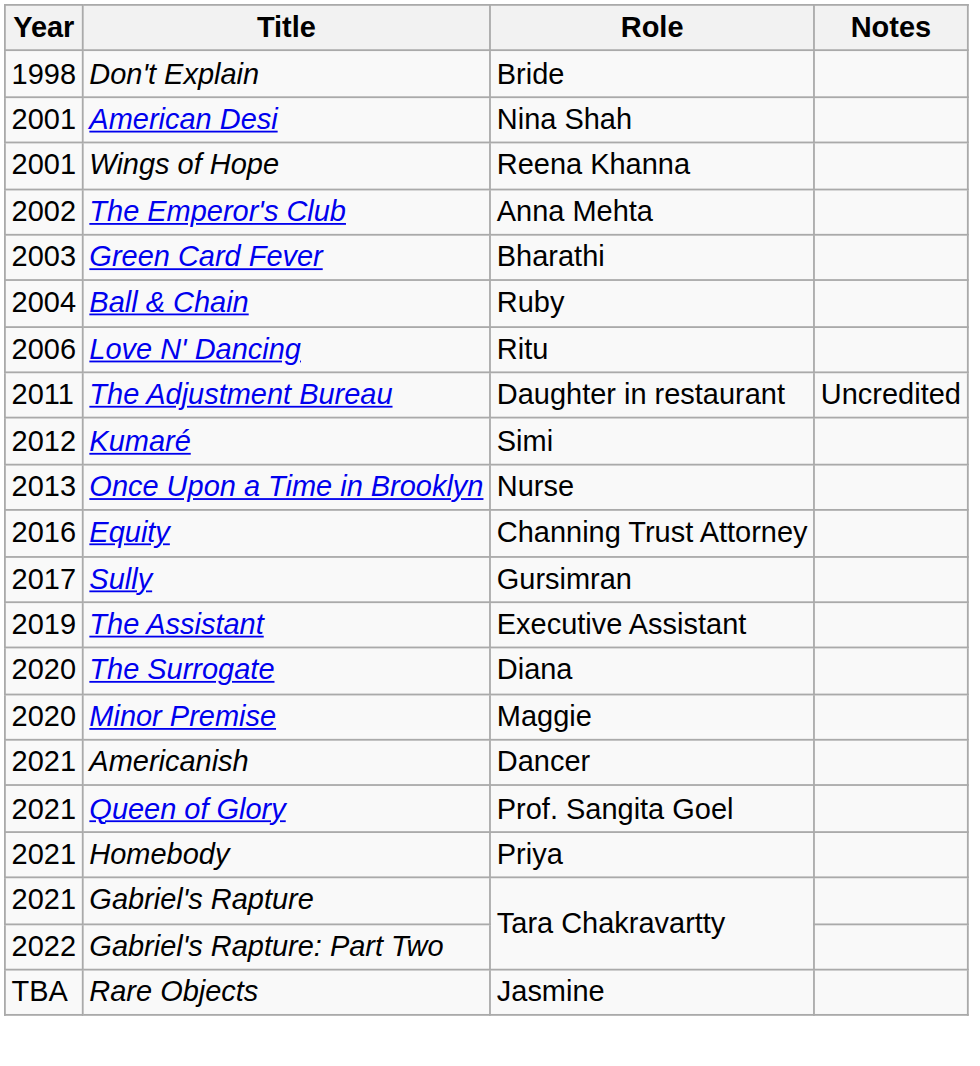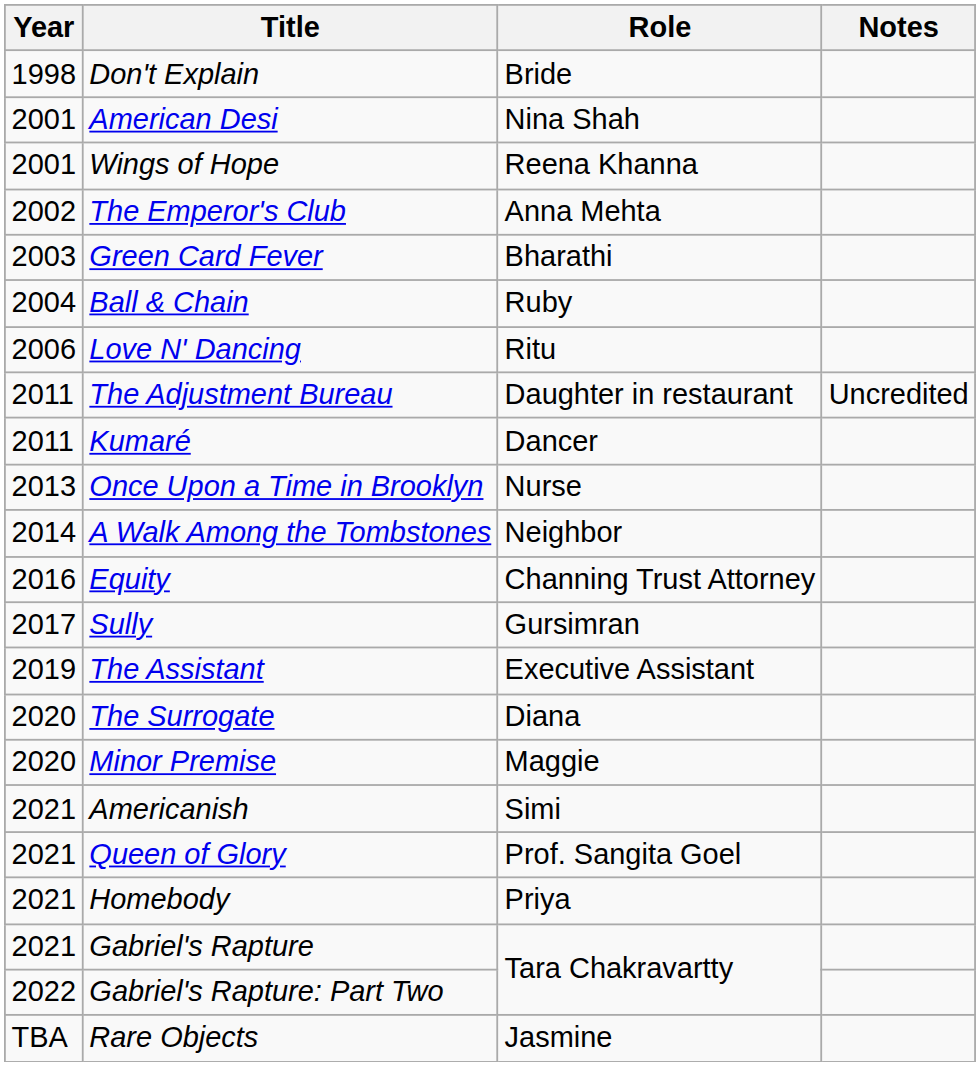(44, 440) 2012 -> (43, 440) 2011
(525, 440) Simi -> (551, 440) Dancer
+ row: (290, 532)
(543, 762) Dancer -> (533, 808) Simi
